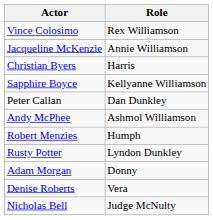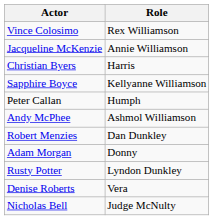(137, 100) Dan Dunkley -> (124, 100) Humph
(124, 135) Humph -> (137, 135) Dan Dunkley
rows swapped: (39, 170) <-> (34, 153)
